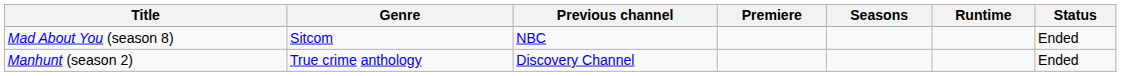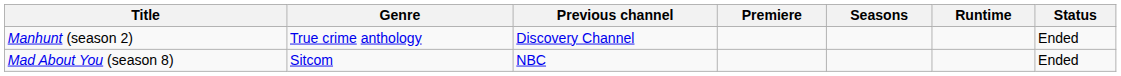rows swapped: (91, 37) <-> (70, 60)
